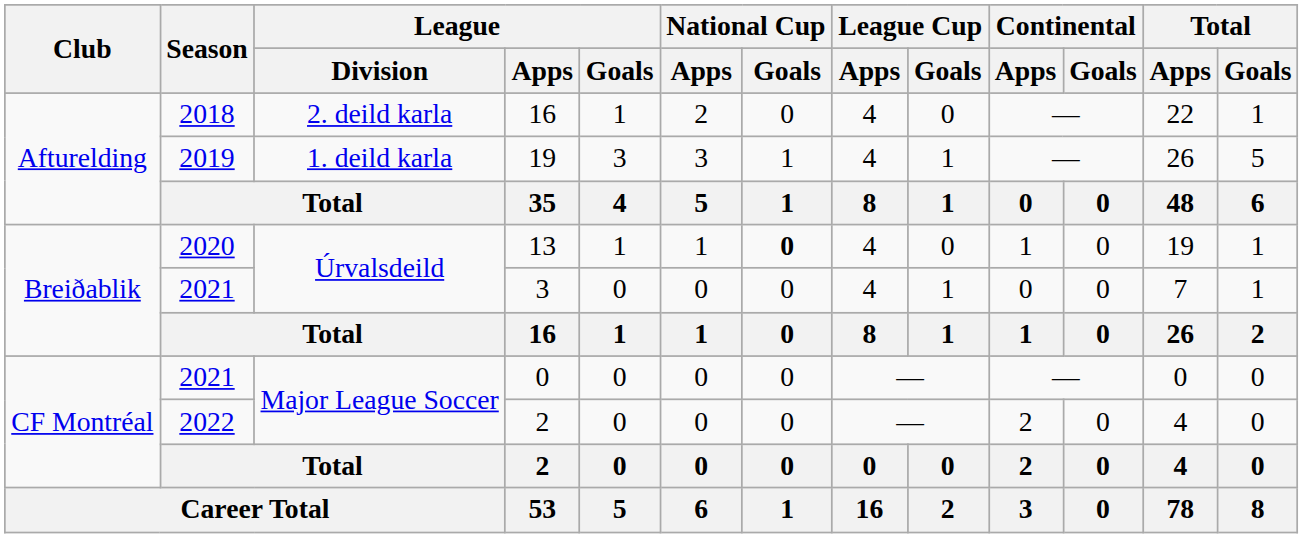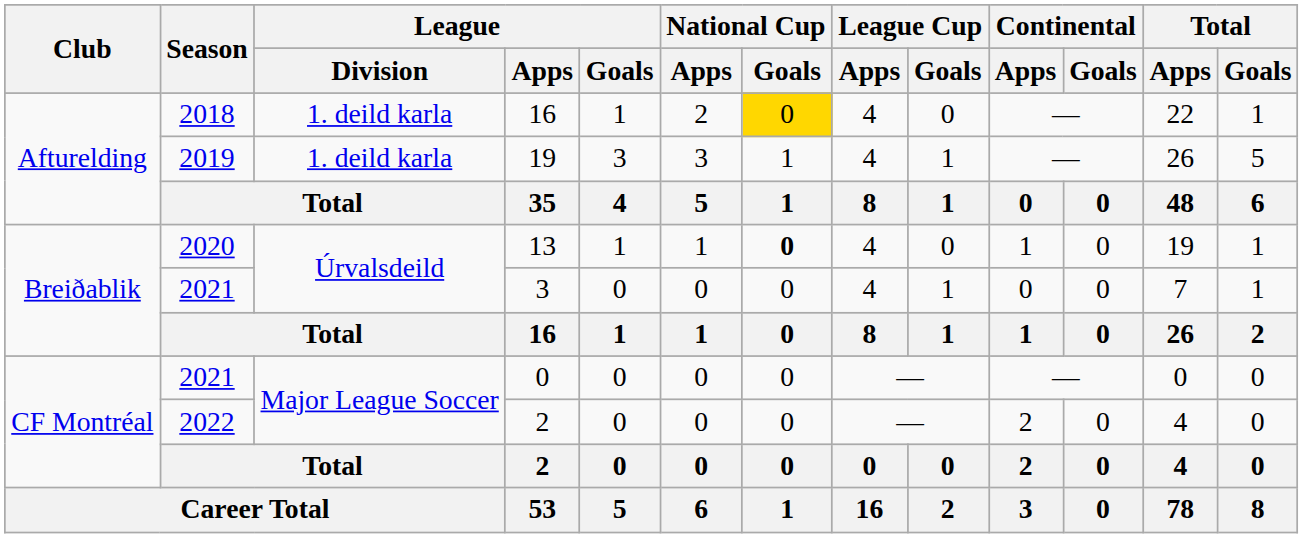(380, 114) 2. deild karla -> (380, 114) 1. deild karla
(787, 114) no background -> (787, 114) gold background
